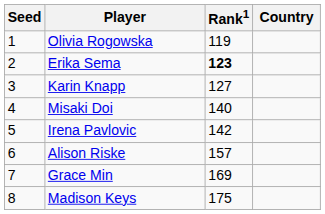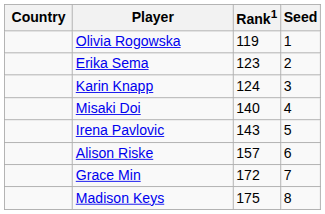columns swapped: (287, 17) <-> (25, 17)
(220, 64) bold -> (248, 64) normal
(220, 86) 127 -> (248, 86) 124
(220, 131) 142 -> (248, 131) 143
(220, 175) 169 -> (248, 175) 172
